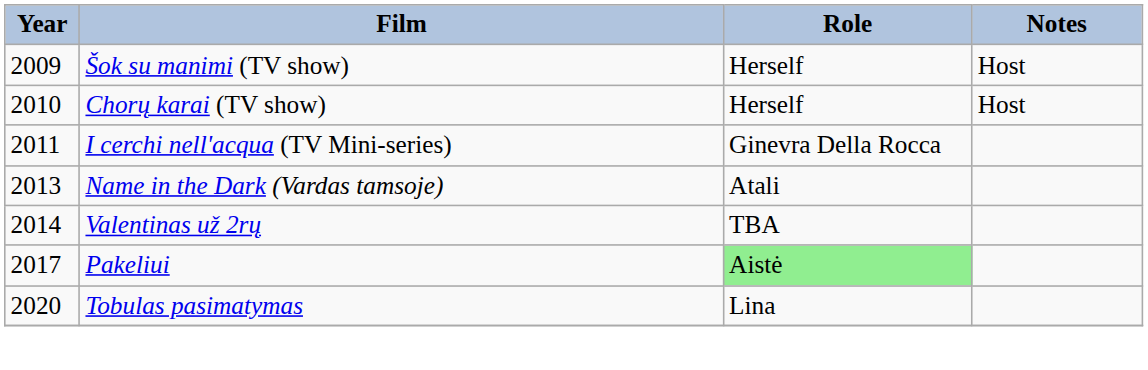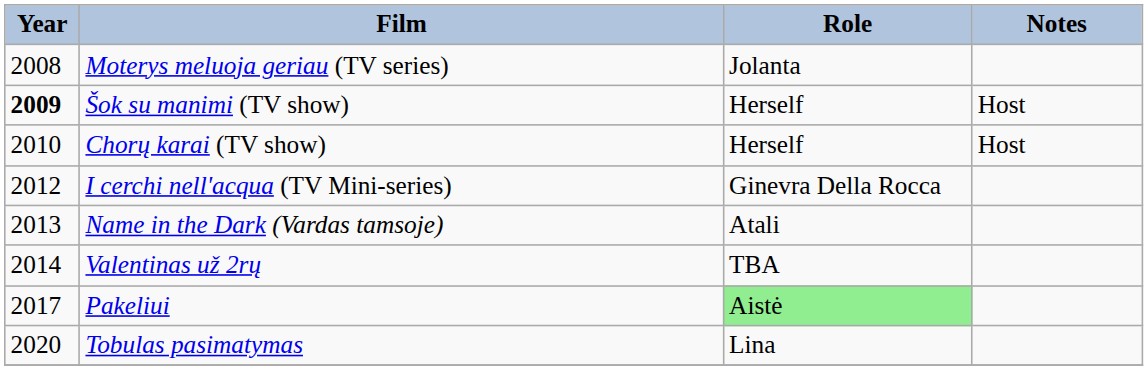+ row: (267, 64)
(36, 64) normal -> (36, 104) bold
(35, 144) 2011 -> (36, 184) 2012
